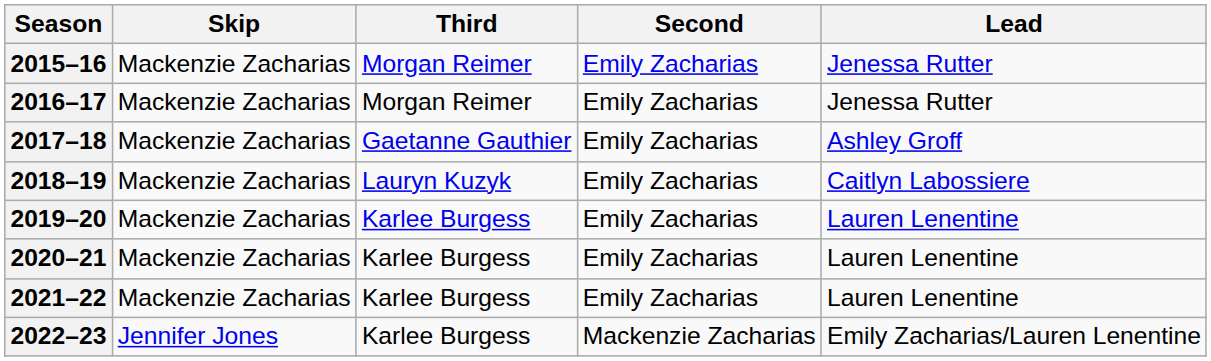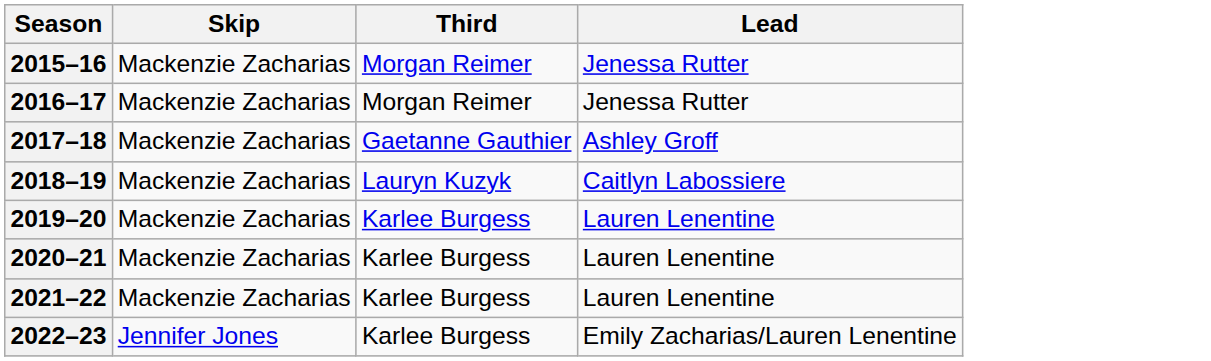- column: (699, 24)
